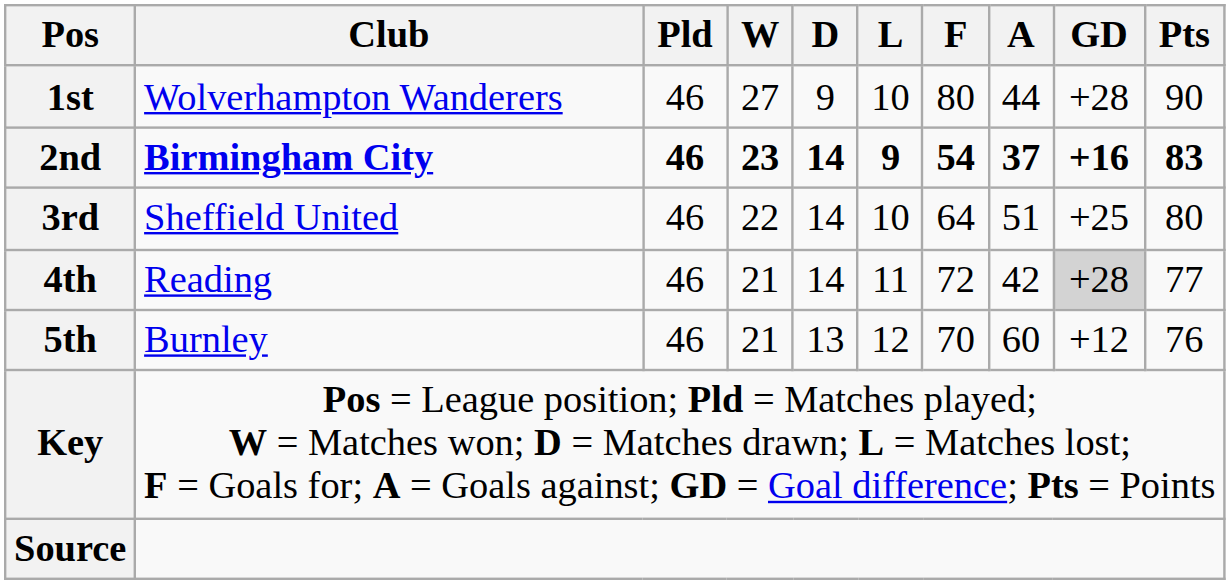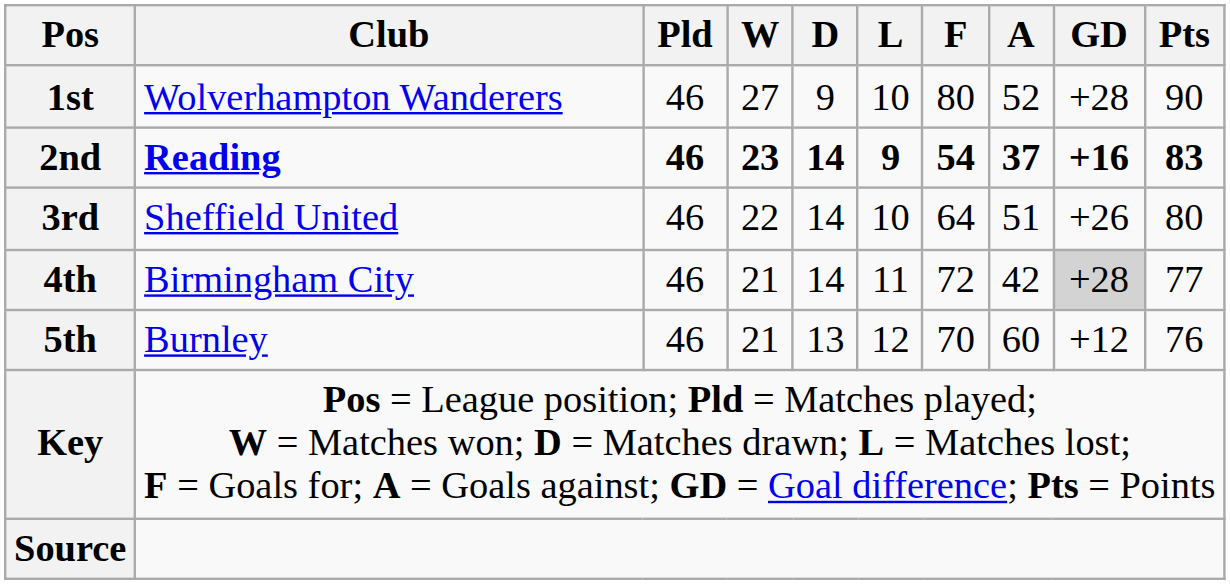(1021, 95) 44 -> (1021, 95) 52
(289, 156) Birmingham City -> (212, 156) Reading
(1099, 217) +25 -> (1099, 217) +26
(208, 278) Reading -> (279, 278) Birmingham City
